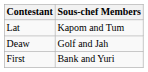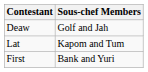rows swapped: (18, 43) <-> (13, 28)
